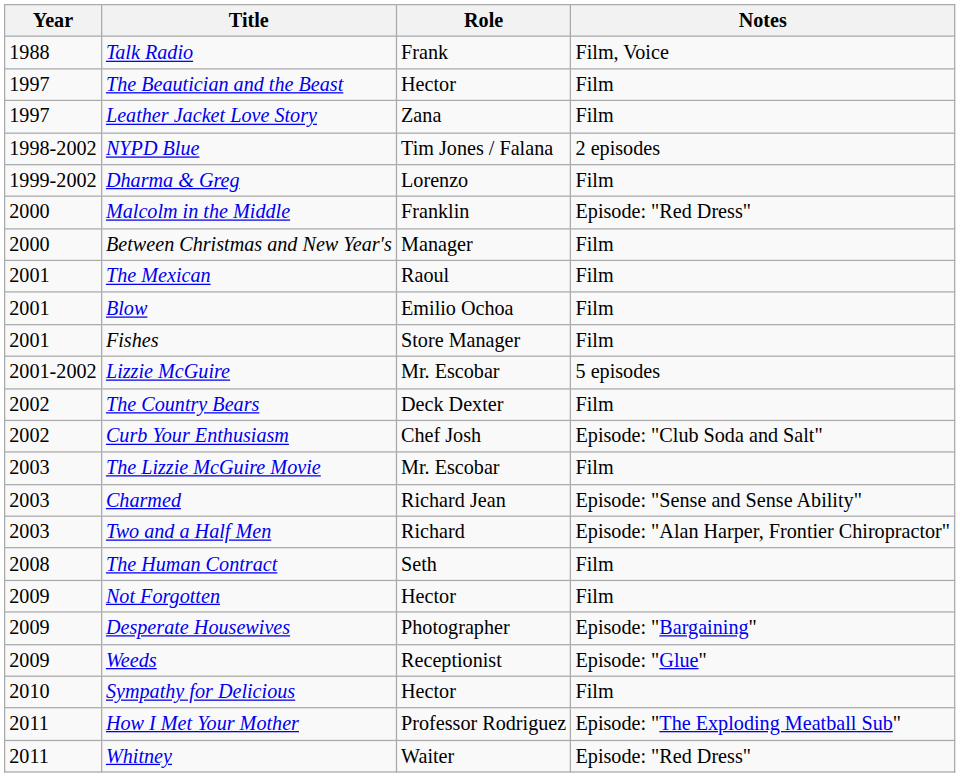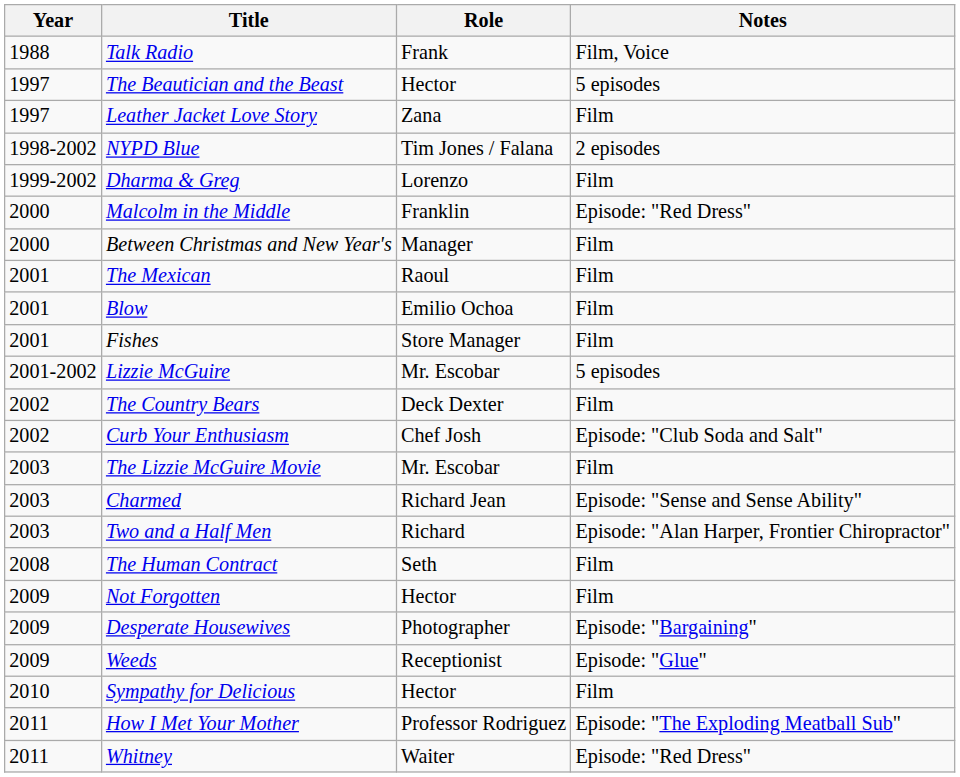(595, 84) Film -> (618, 84) 5 episodes
